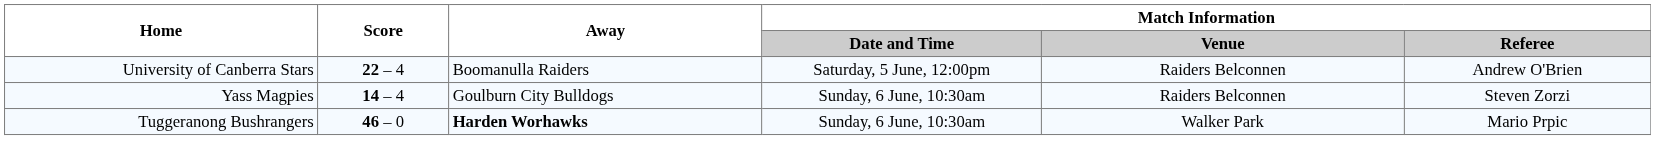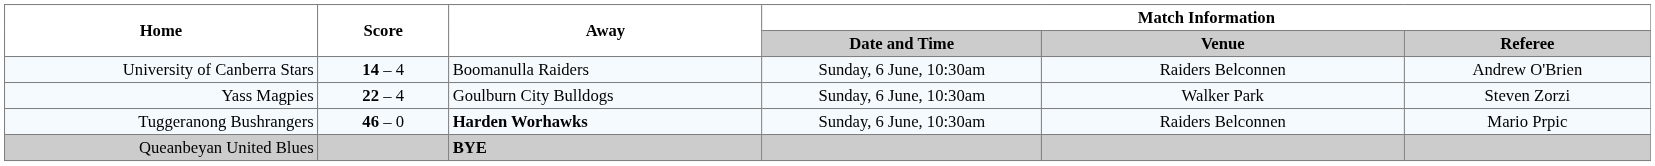(383, 69) 22 – 4 -> (383, 69) 14 – 4
(902, 69) Saturday, 5 June, 12:00pm -> (902, 69) Sunday, 6 June, 10:30am
(383, 95) 14 – 4 -> (383, 95) 22 – 4
(1223, 95) Raiders Belconnen -> (1223, 95) Walker Park
(1223, 121) Walker Park -> (1223, 121) Raiders Belconnen
+ row: (226, 147)
